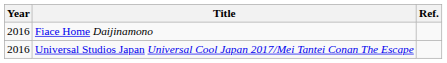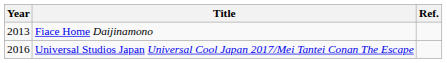(18, 31) 2016 -> (18, 31) 2013
